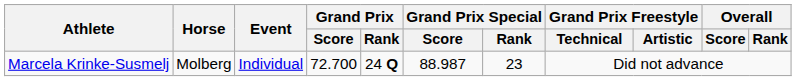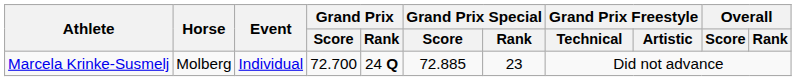(443, 64) 88.987 -> (443, 64) 72.885
